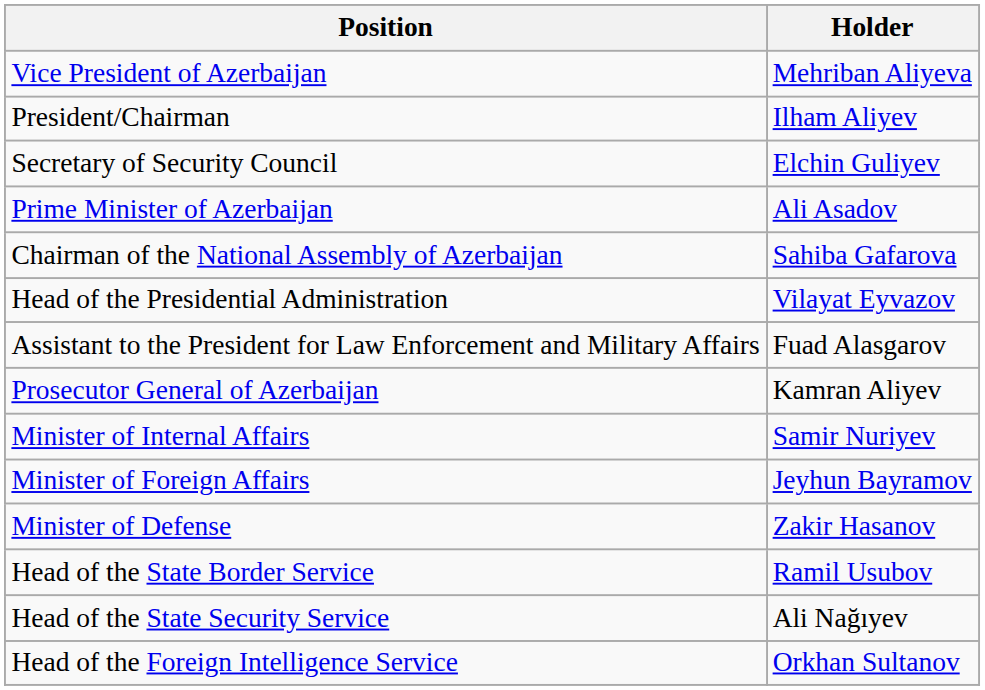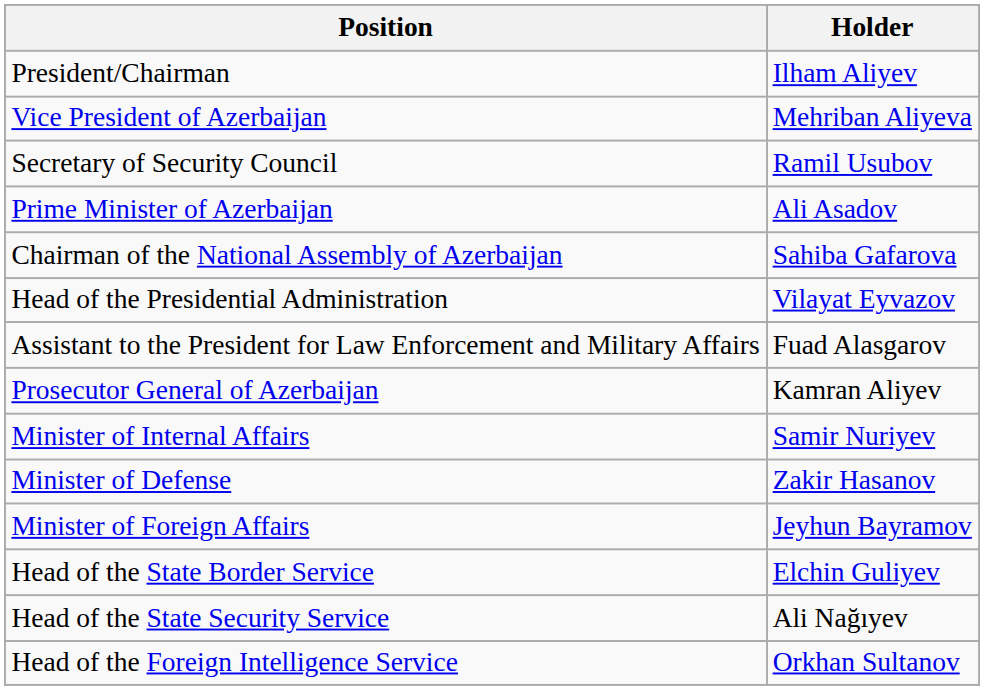rows swapped: (121, 118) <-> (169, 72)
(856, 163) Elchin Guliyev -> (852, 163) Ramil Usubov
rows swapped: (121, 526) <-> (160, 481)
(852, 571) Ramil Usubov -> (856, 571) Elchin Guliyev
